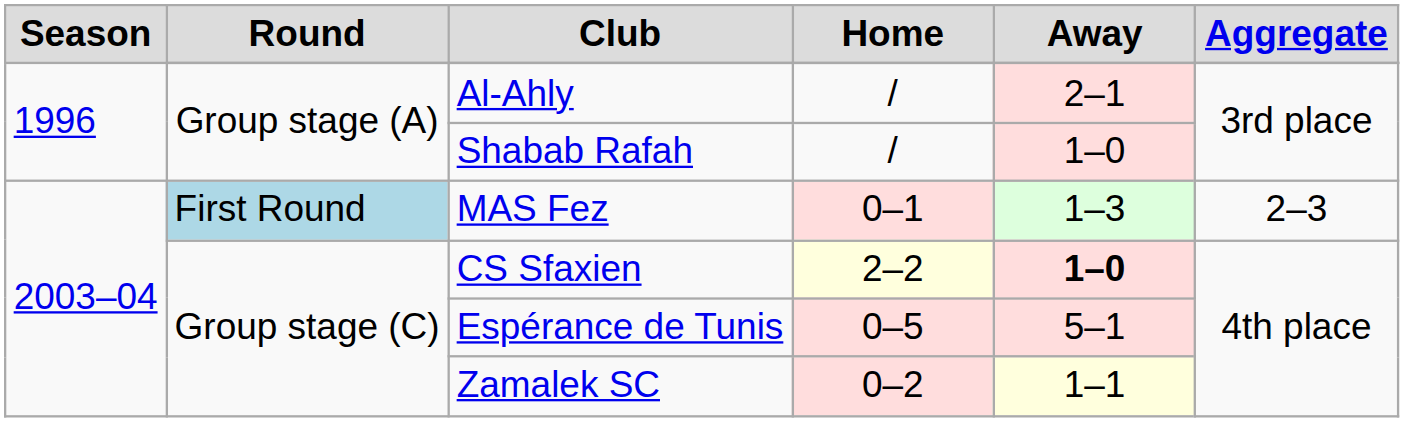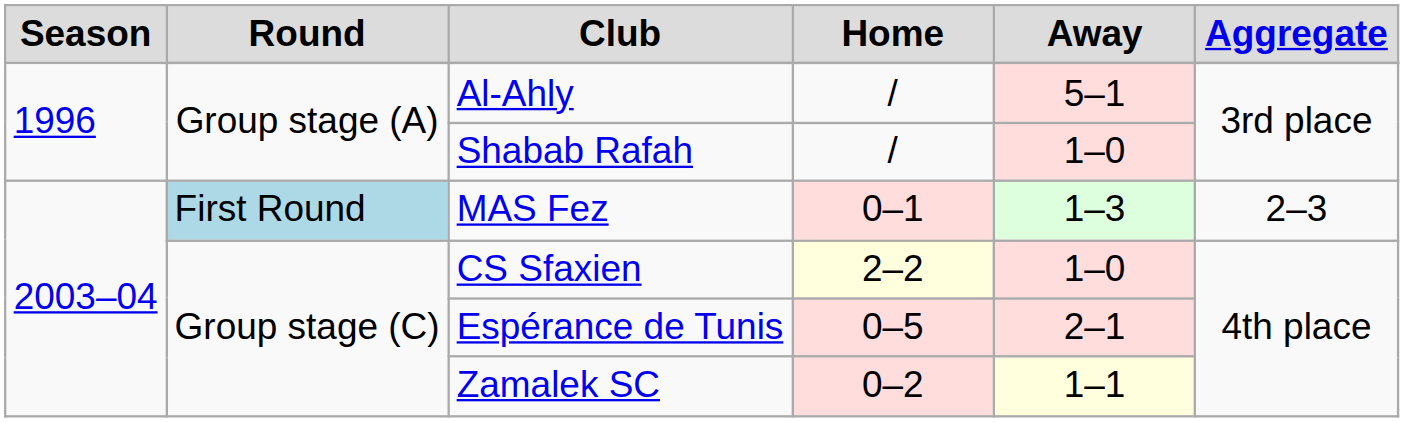(1095, 92) 2–1 -> (1095, 92) 5–1
(1095, 268) bold -> (1095, 268) normal
(1095, 326) 5–1 -> (1095, 326) 2–1
